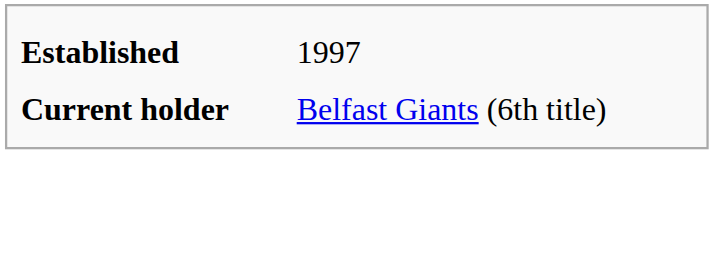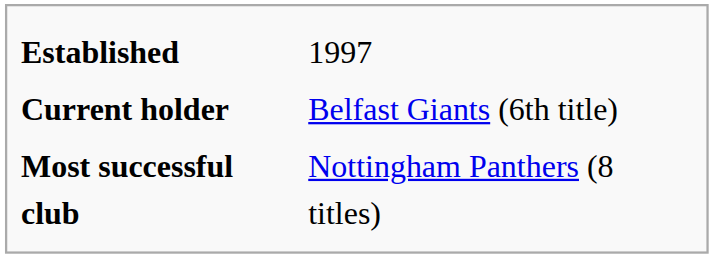+ row: (127, 189)
